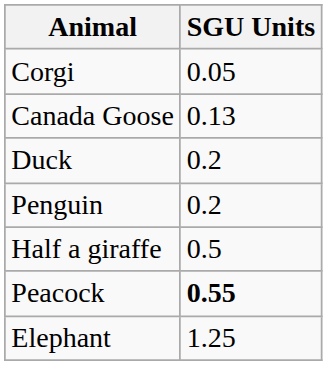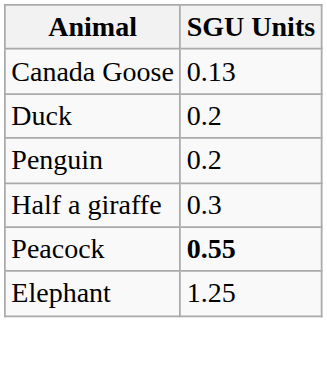- row: (43, 71)
(204, 248) 0.5 -> (204, 204) 0.3
